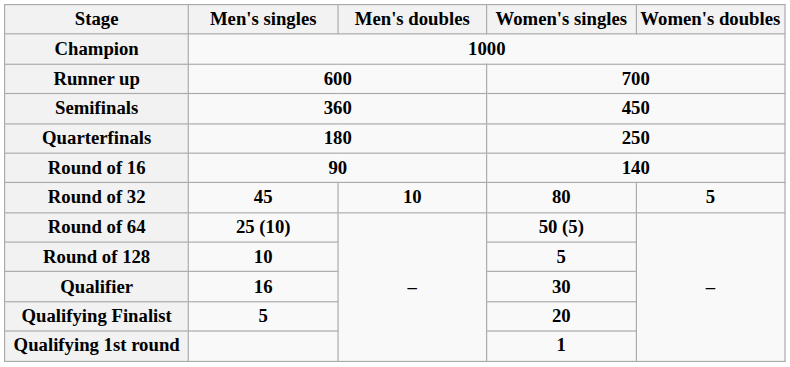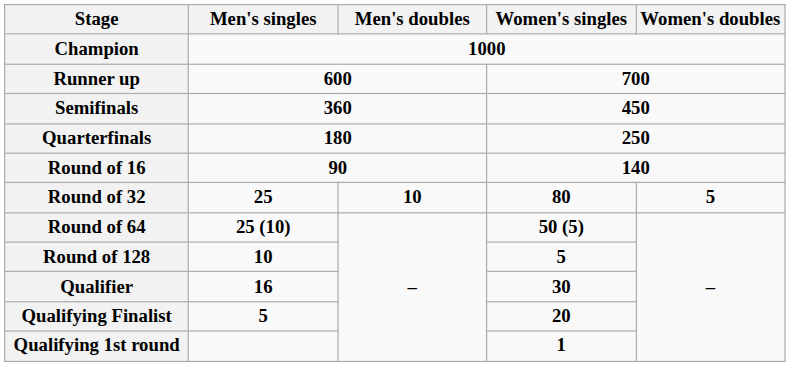(263, 197) 45 -> (263, 197) 25
